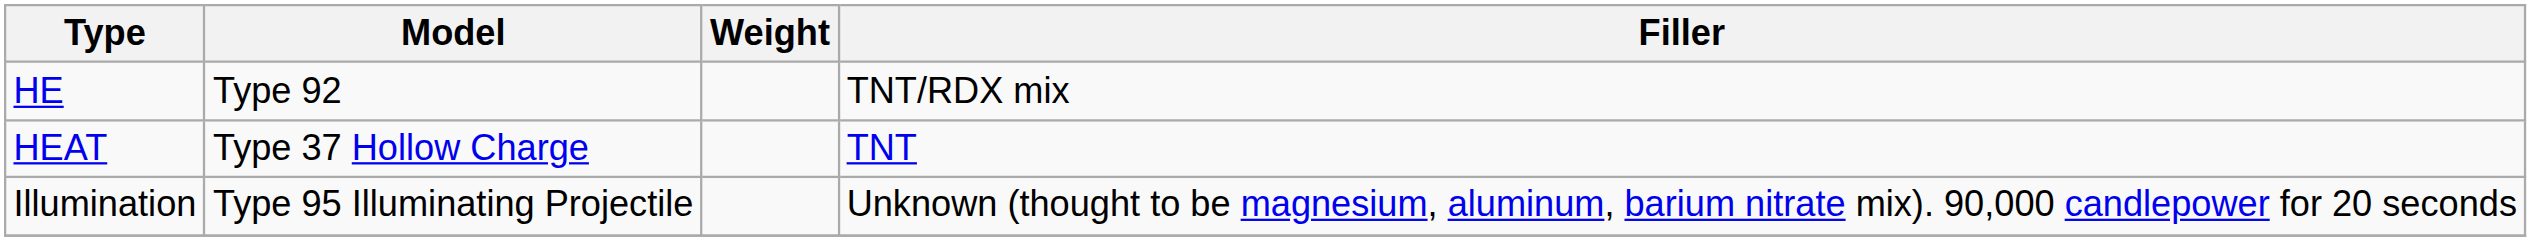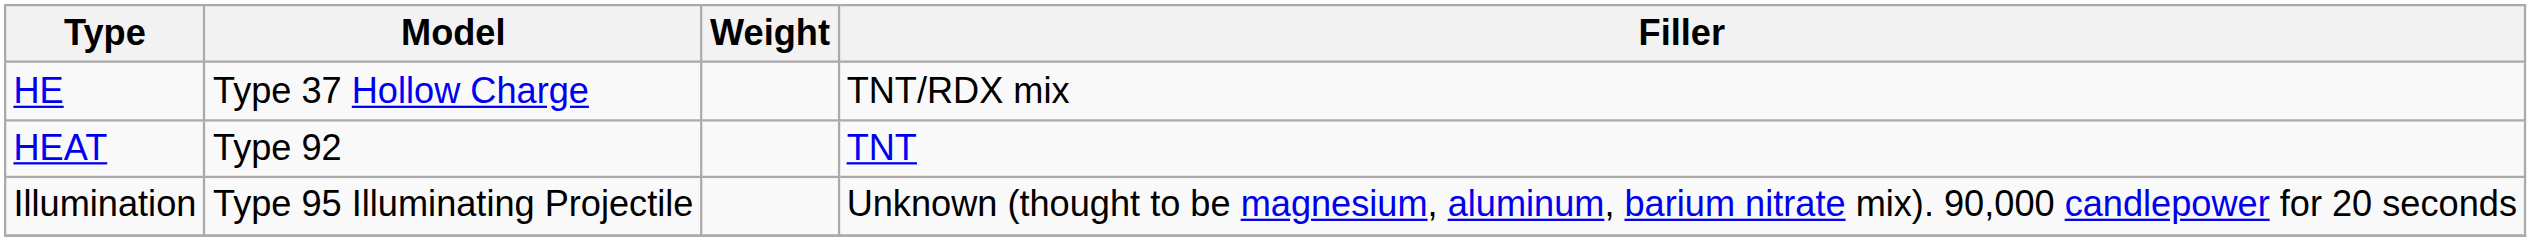(277, 90) Type 92 -> (401, 90) Type 37 Hollow Charge
(401, 147) Type 37 Hollow Charge -> (277, 147) Type 92
